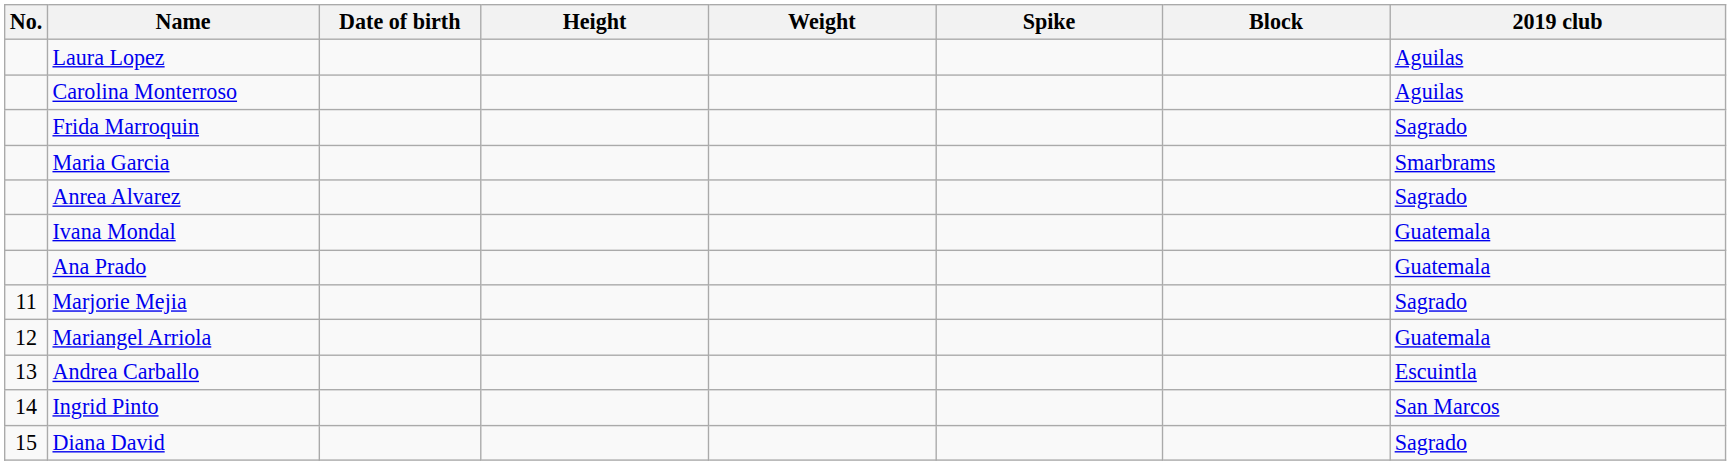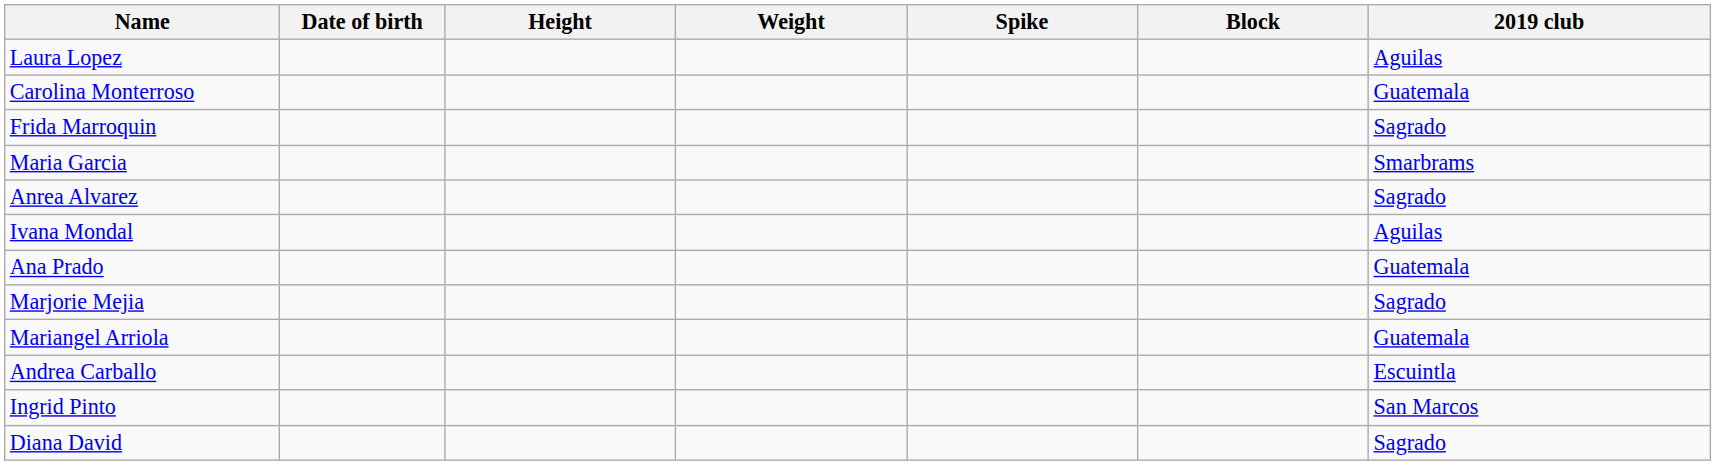- column: (26, 22)
(1429, 92) Aguilas -> (1421, 92) Guatemala
(1442, 232) Guatemala -> (1408, 232) Aguilas
